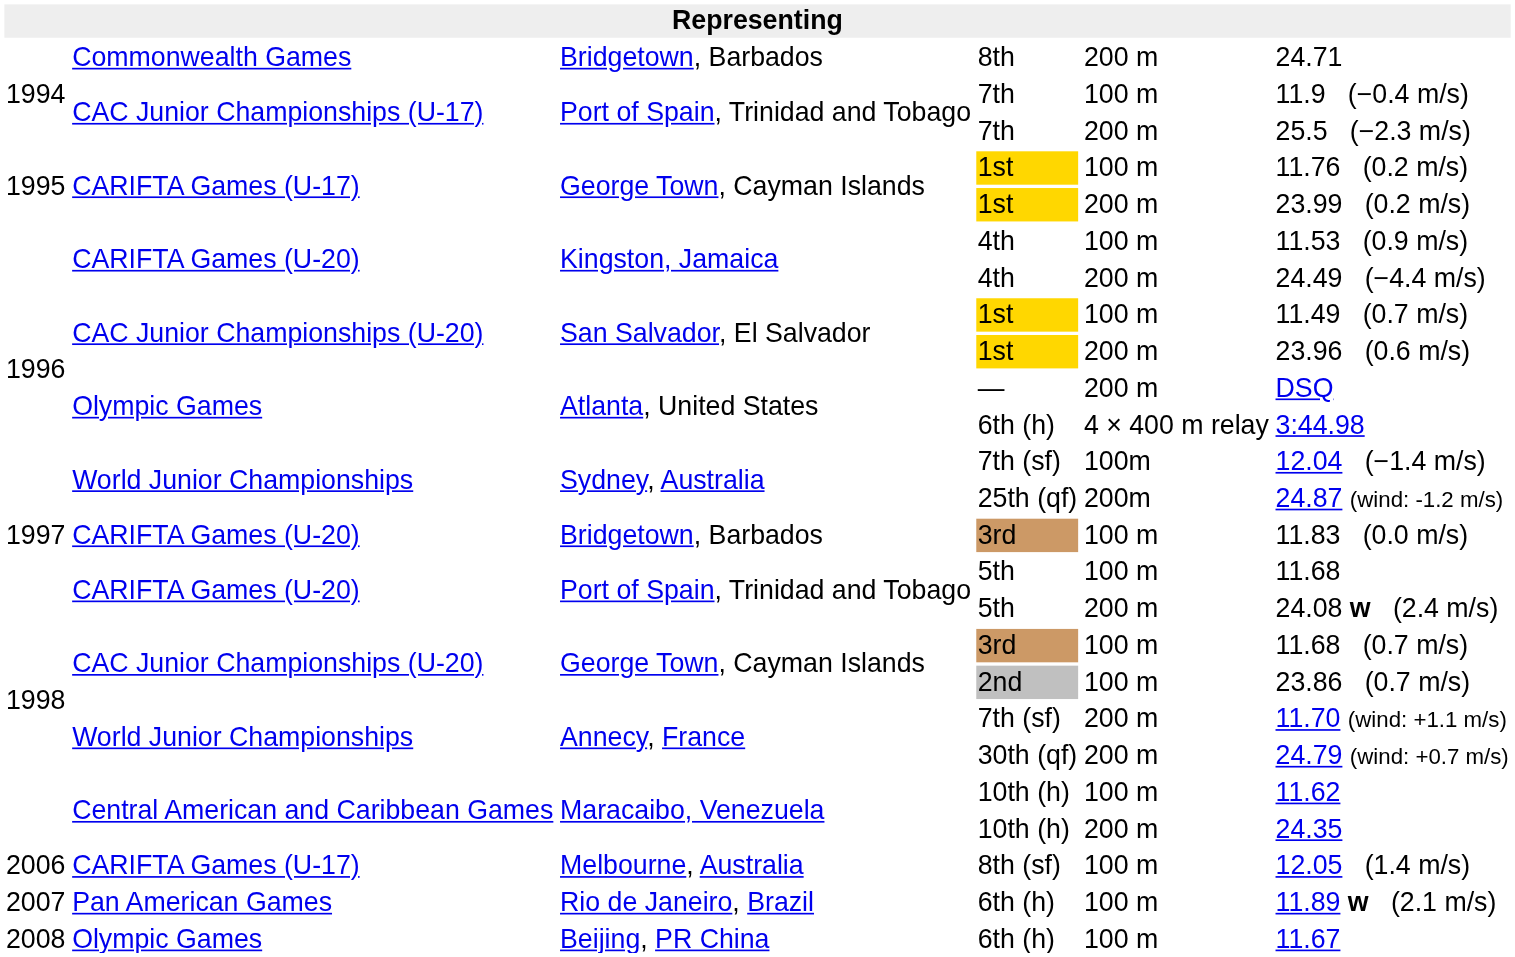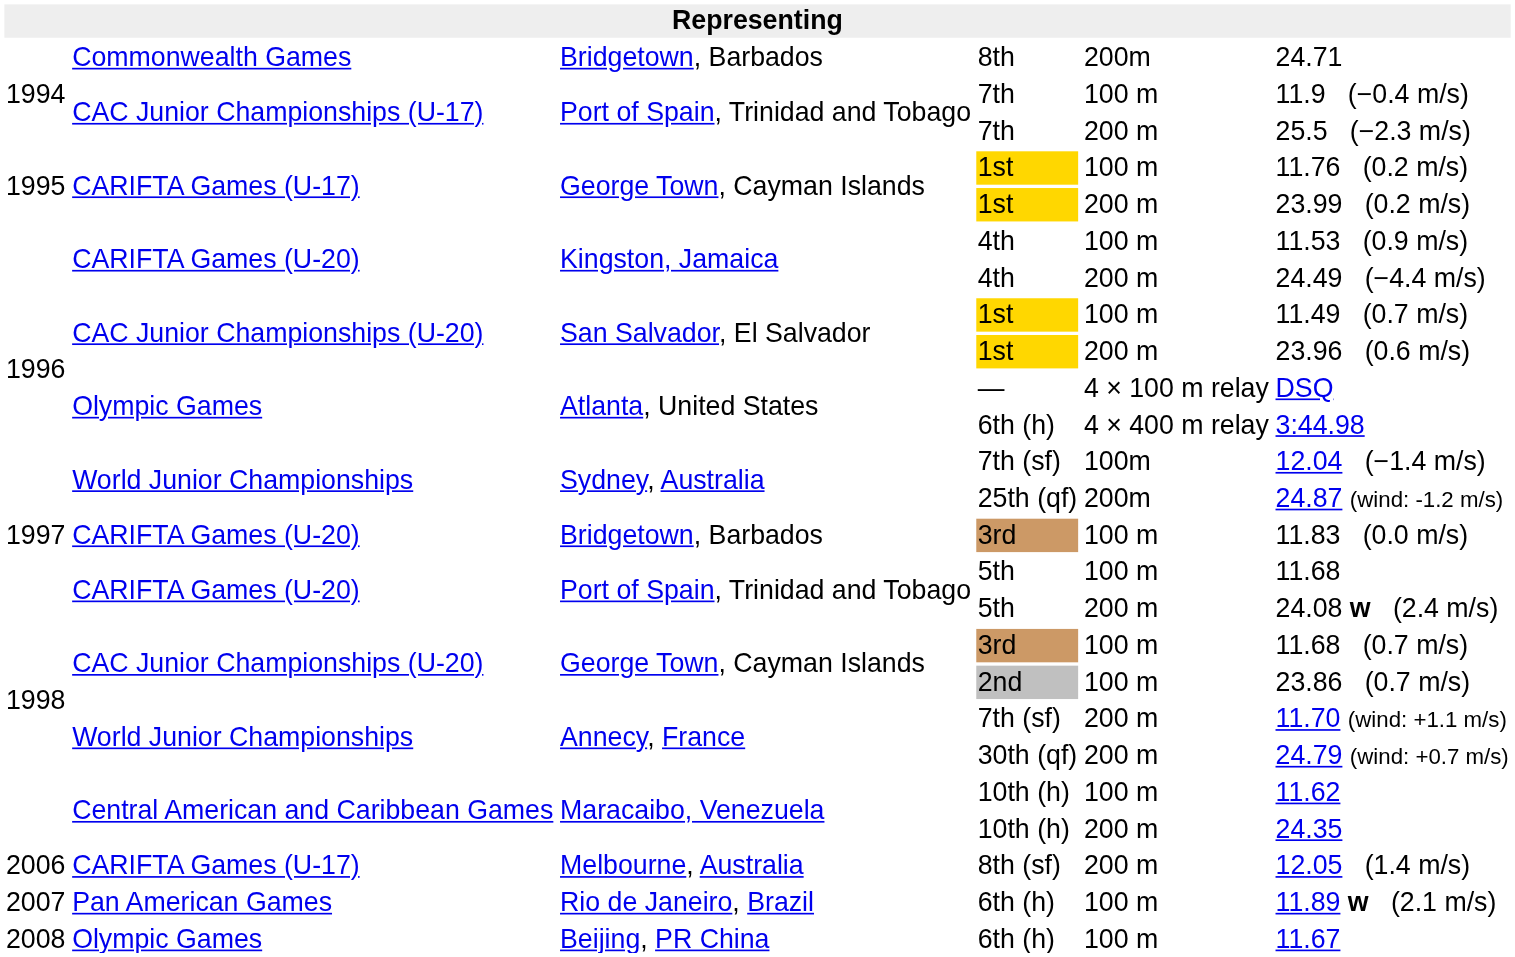(1121, 57) 200 m -> (1117, 57) 200m
(1121, 388) 200 m -> (1176, 388) 4 × 100 m relay
(1121, 865) 100 m -> (1121, 865) 200 m
